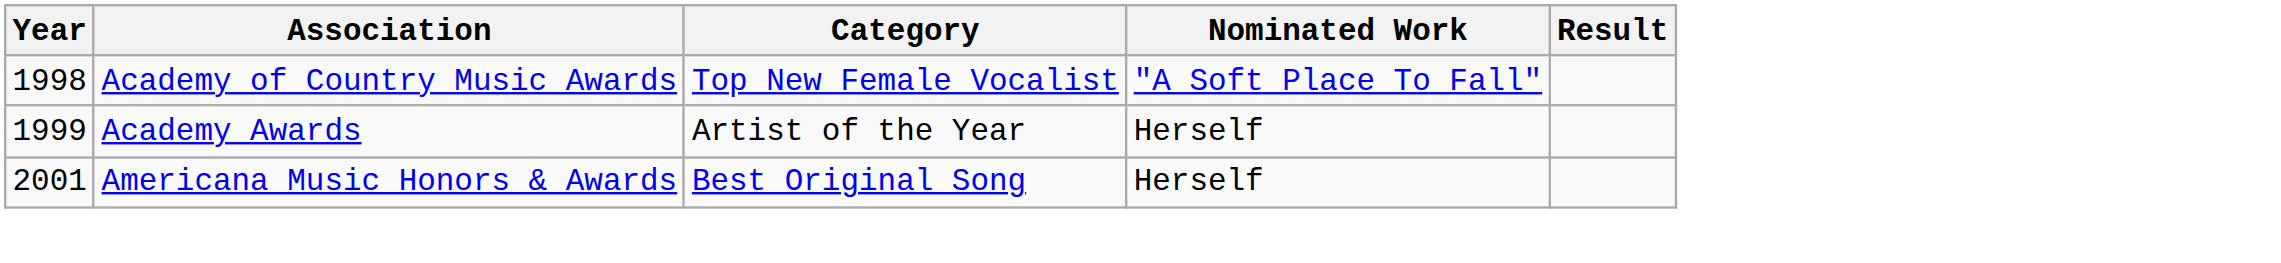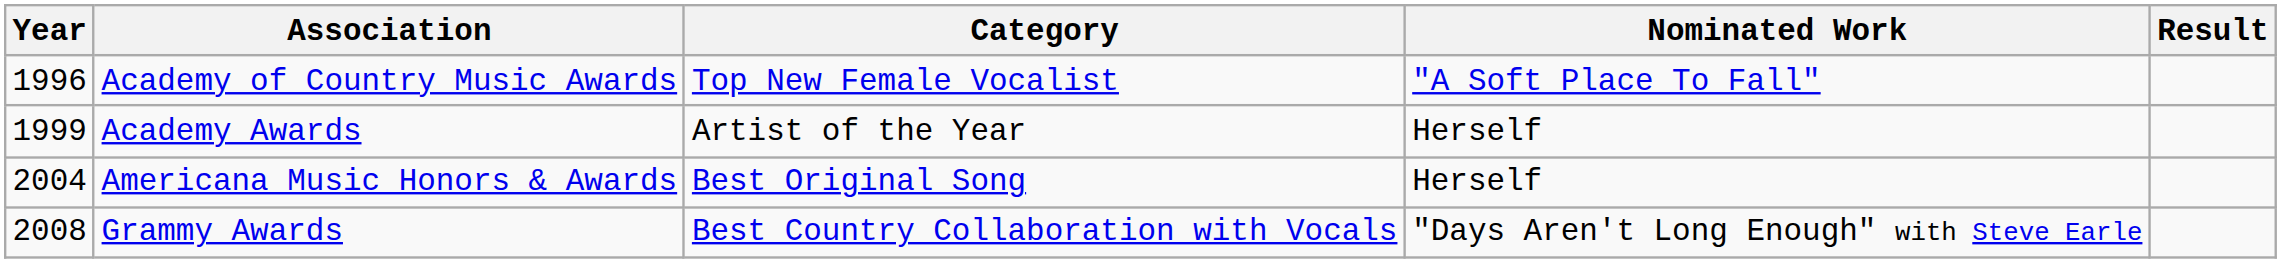(50, 81) 1998 -> (50, 81) 1996
(50, 182) 2001 -> (50, 182) 2004
+ row: (222, 232)
